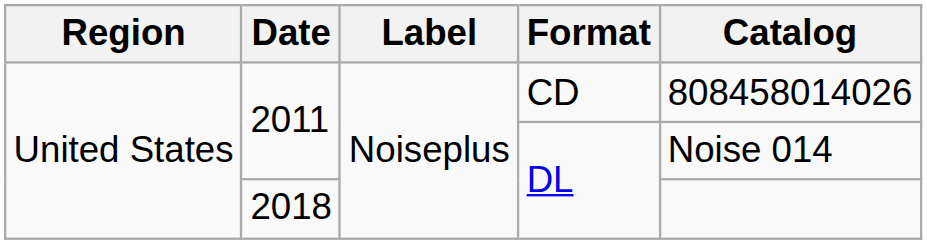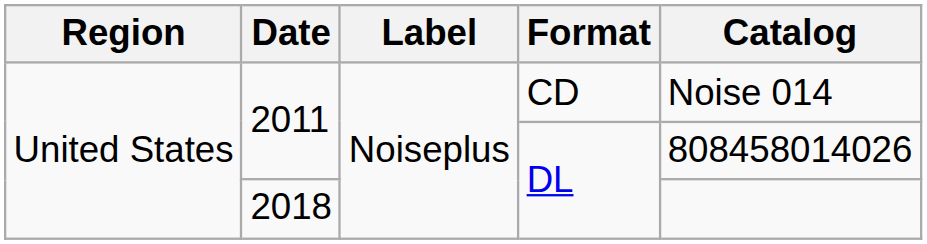(790, 91) 808458014026 -> (750, 91) Noise 014
(750, 149) Noise 014 -> (790, 149) 808458014026
